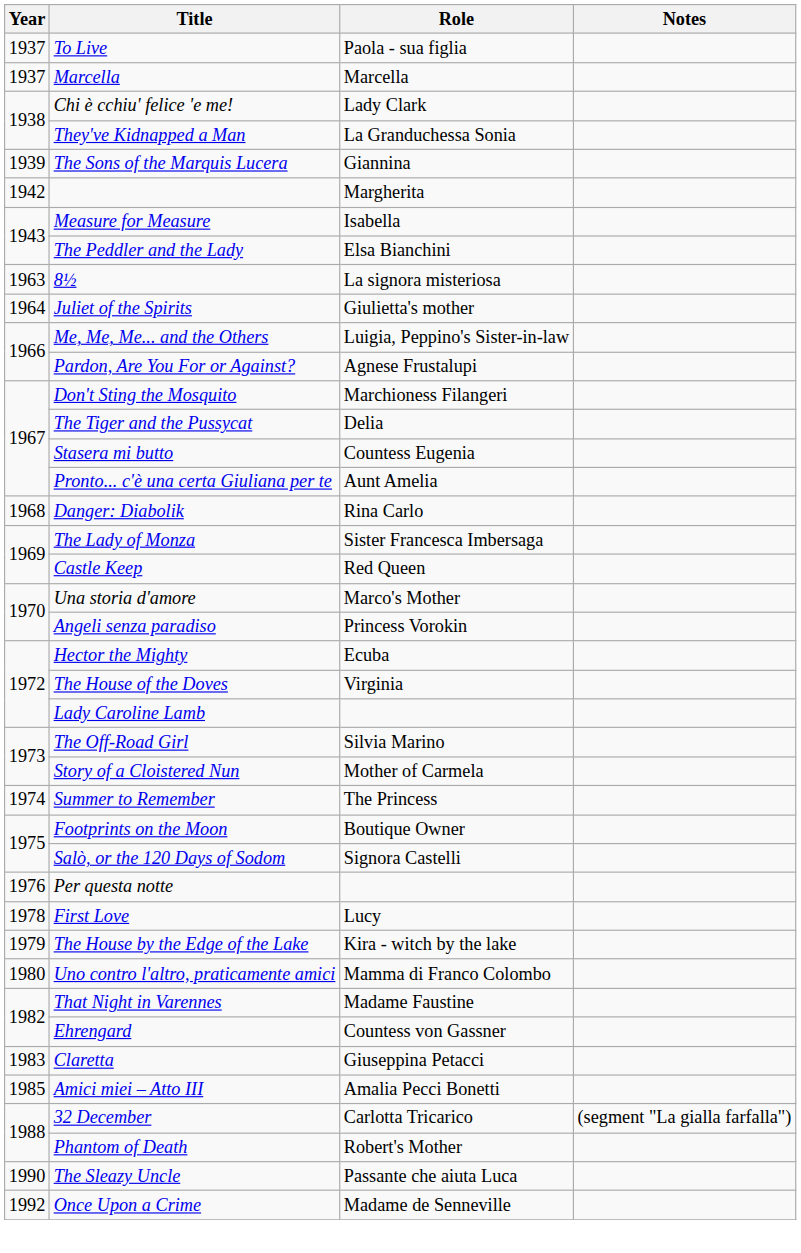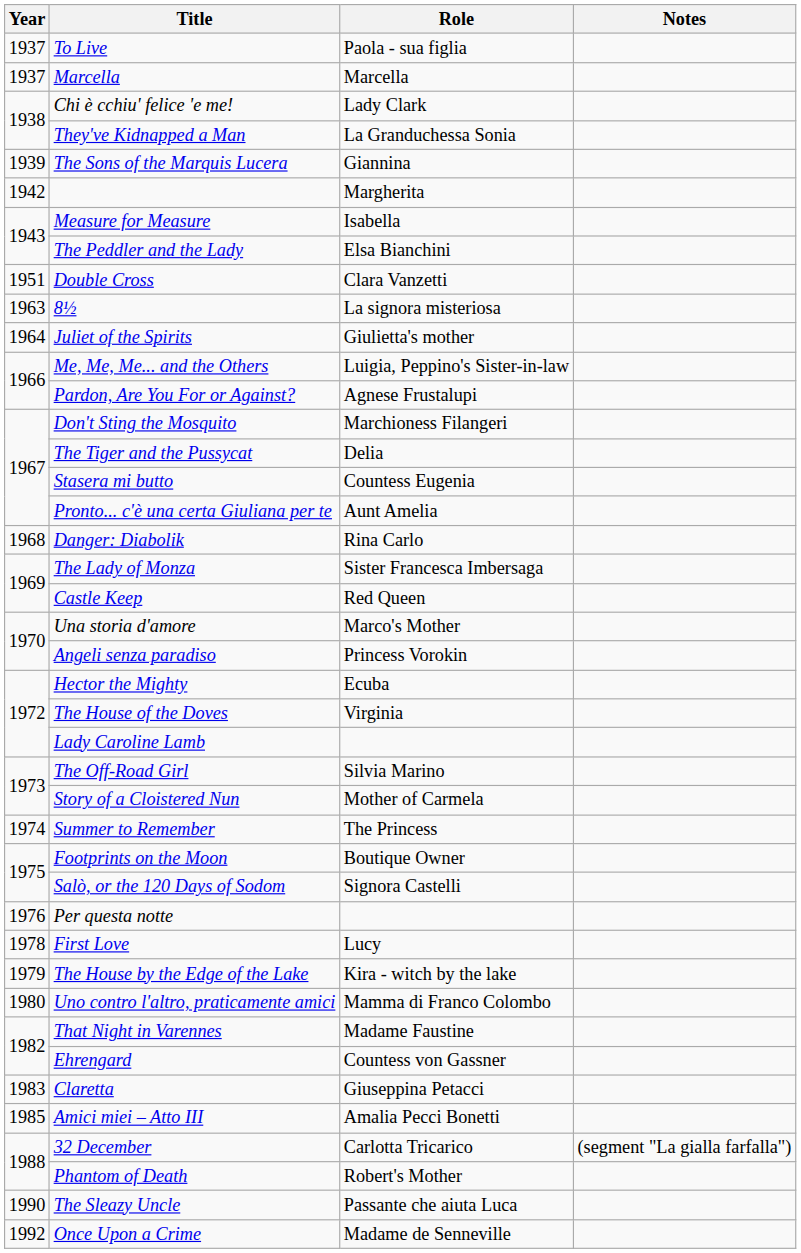+ row: (104, 279)
